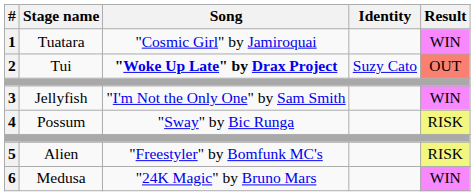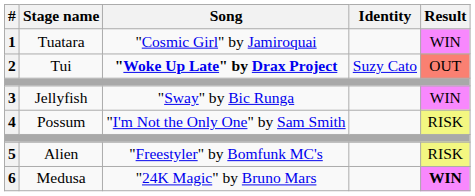(226, 97) "I'm Not the Only One" by Sam Smith -> (226, 97) "Sway" by Bic Runga
(226, 122) "Sway" by Bic Runga -> (226, 122) "I'm Not the Only One" by Sam Smith
(445, 178) normal -> (445, 178) bold
